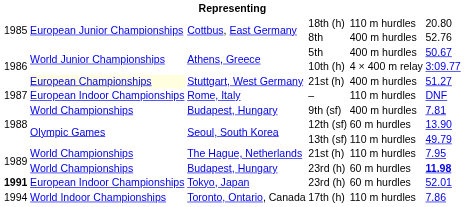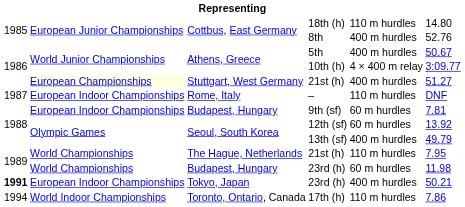(439, 23) 20.80 -> (439, 23) 14.80
(82, 110) World Championships -> (107, 110) European Indoor Championships
(383, 110) 400 m hurdles -> (380, 110) 60 m hurdles
(439, 125) 13.90 -> (439, 125) 13.92
(383, 139) 110 m hurdles -> (383, 139) 400 m hurdles
(438, 168) bold -> (438, 168) normal
(380, 183) 60 m hurdles -> (383, 183) 400 m hurdles
(439, 183) 52.01 -> (439, 183) 50.21
